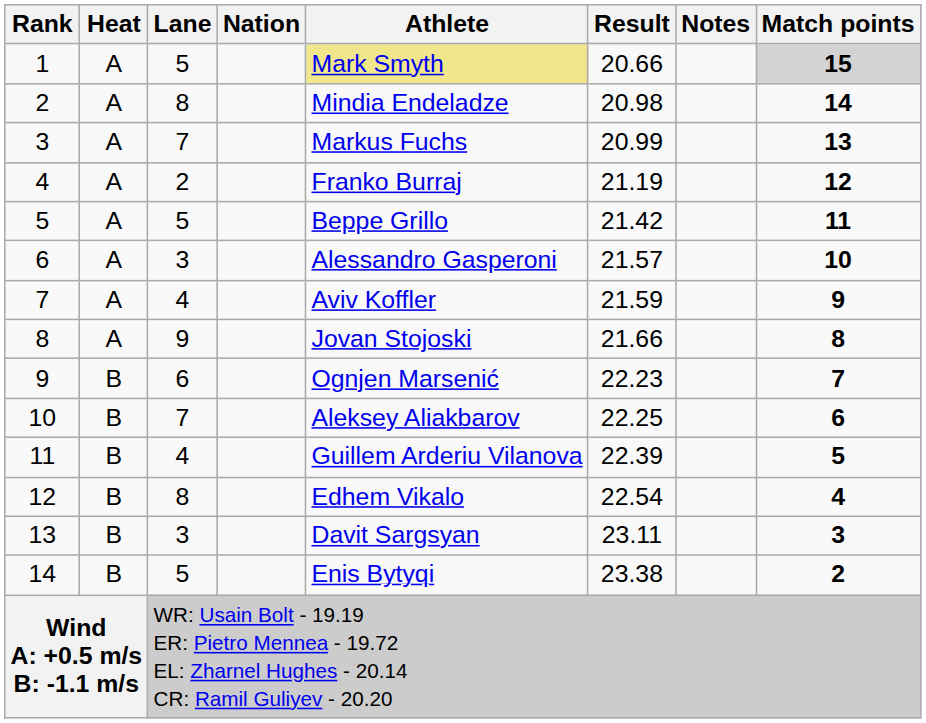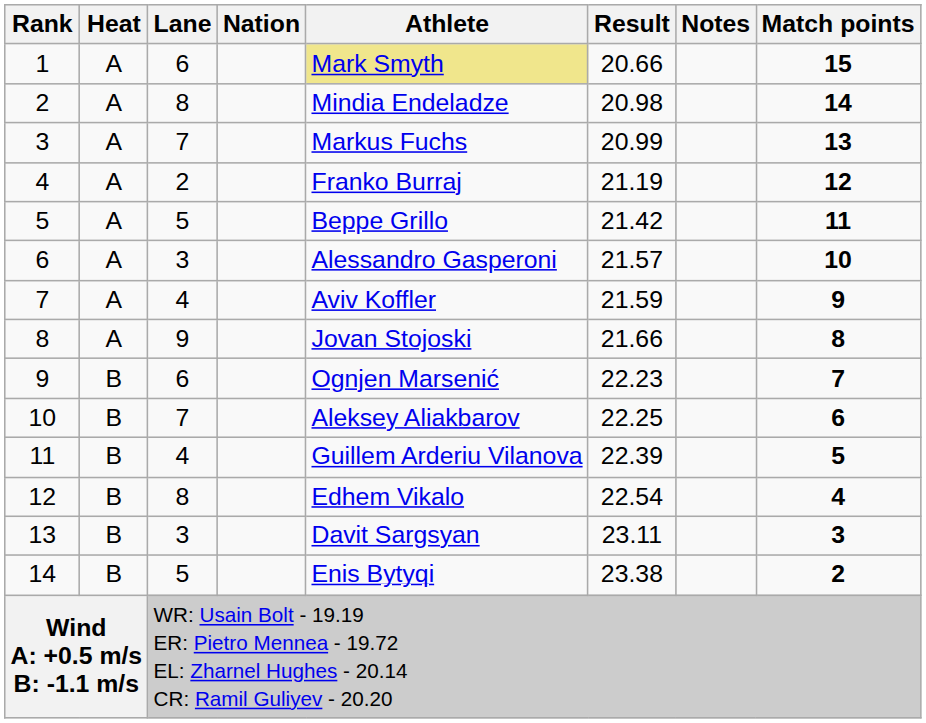(183, 63) 5 -> (183, 63) 6
(838, 63) lightgrey background -> (838, 63) no background
